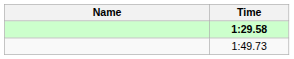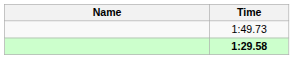rows swapped: (249, 29) <-> (249, 46)
